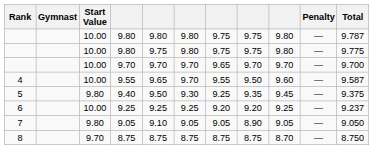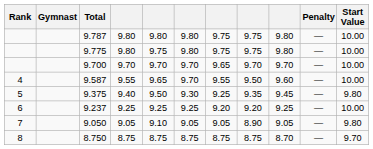columns swapped: (95, 17) <-> (353, 17)
